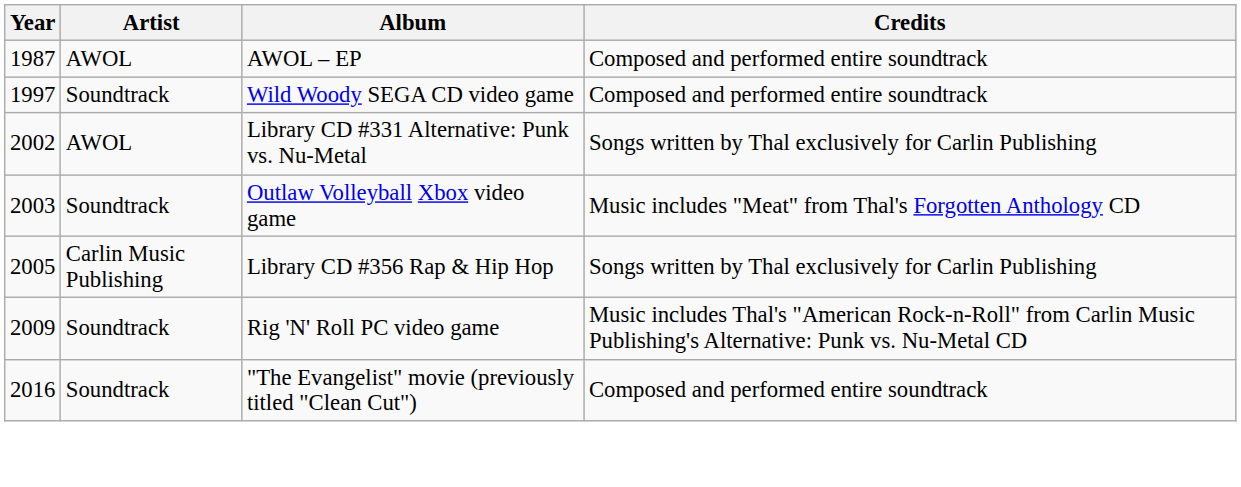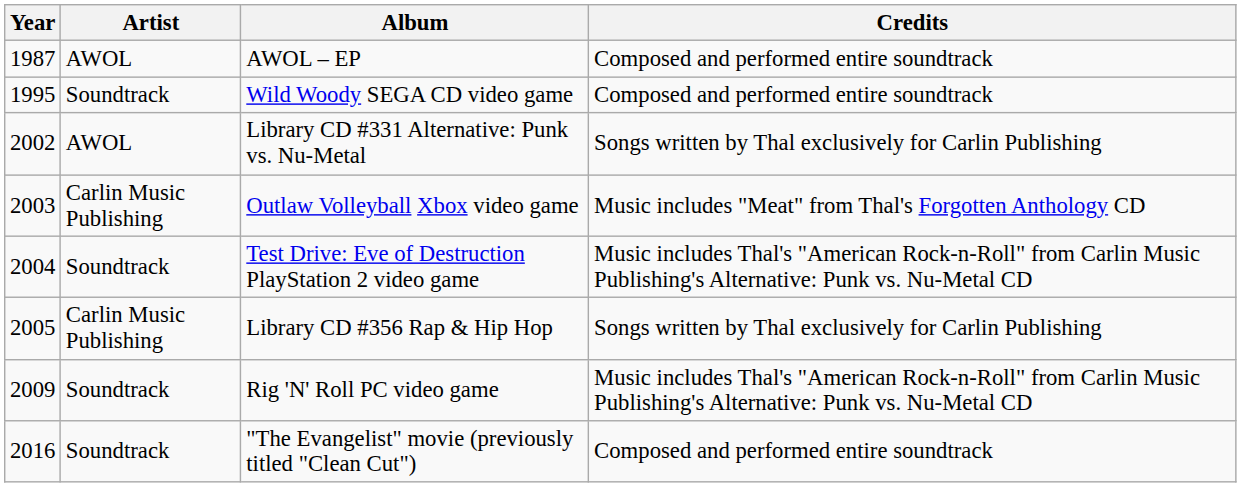(33, 94) 1997 -> (33, 94) 1995
(118, 204) Soundtrack -> (125, 204) Carlin Music Publishing
+ row: (386, 266)
